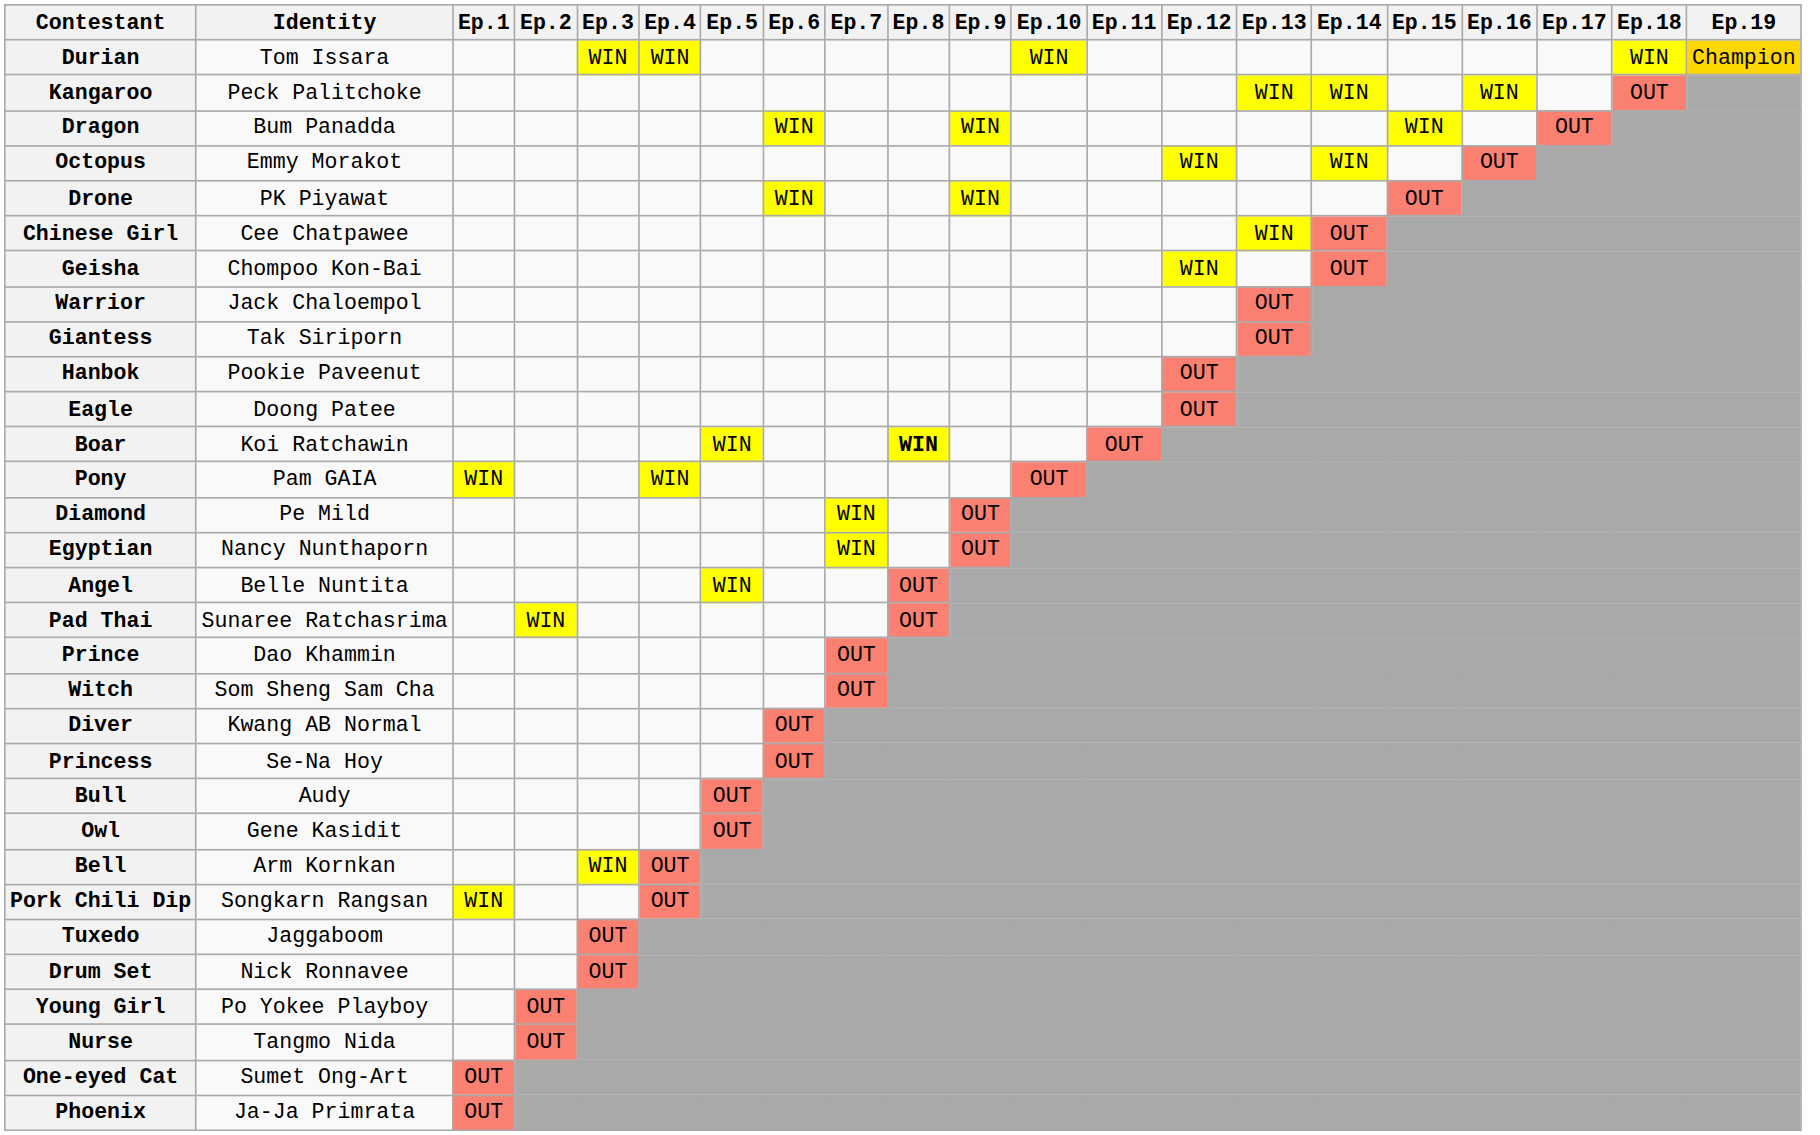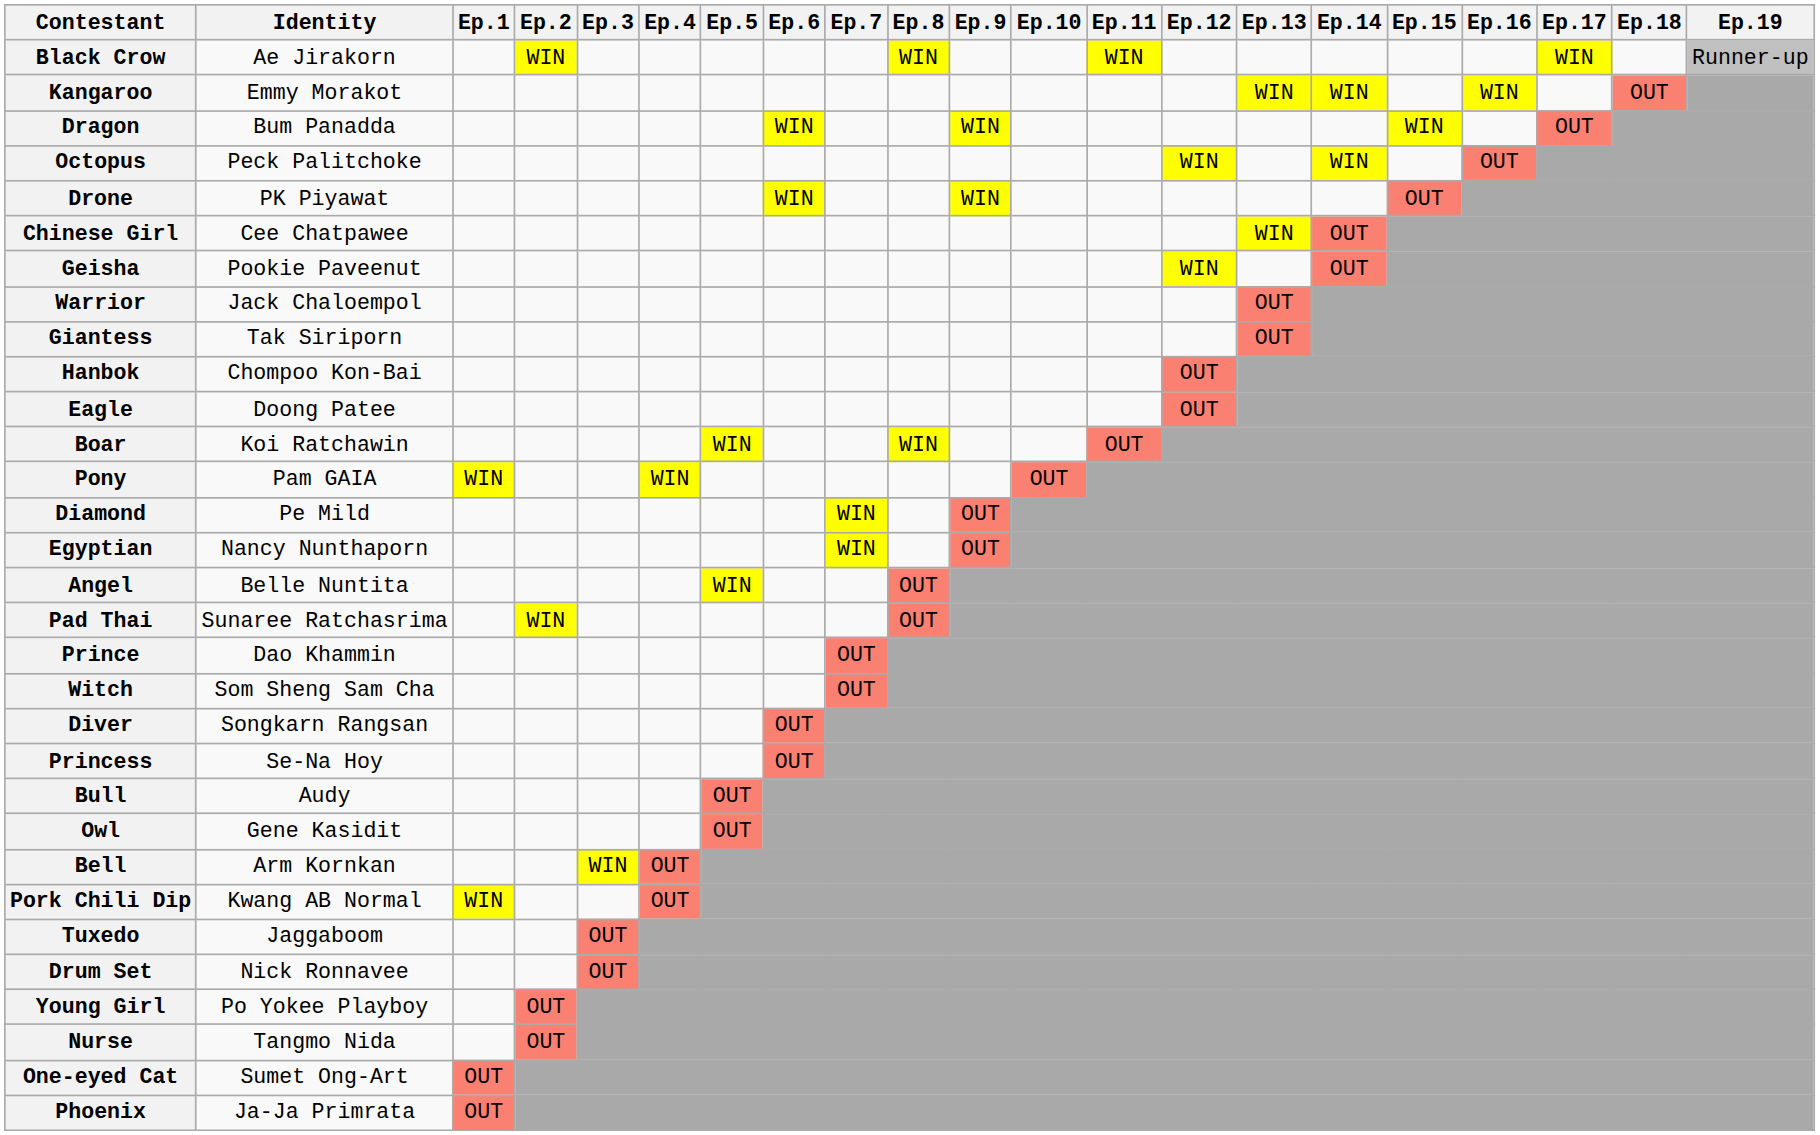- row: (101, 58)
+ row: (101, 58)
(325, 93) Peck Palitchoke -> (325, 93) Emmy Morakot
(325, 163) Emmy Morakot -> (325, 163) Peck Palitchoke
(325, 269) Chompoo Kon-Bai -> (325, 269) Pookie Paveenut
(325, 374) Pookie Paveenut -> (325, 374) Chompoo Kon-Bai
(918, 444) bold -> (918, 444) normal
(325, 726) Kwang AB Normal -> (325, 726) Songkarn Rangsan
(325, 902) Songkarn Rangsan -> (325, 902) Kwang AB Normal
